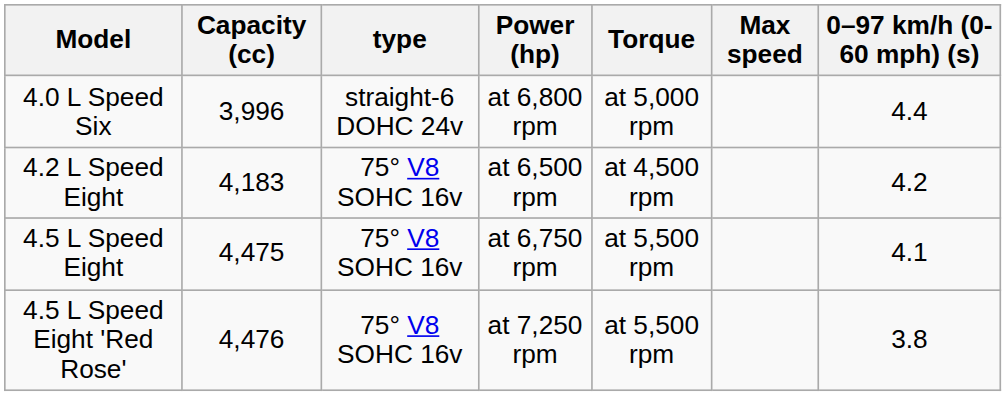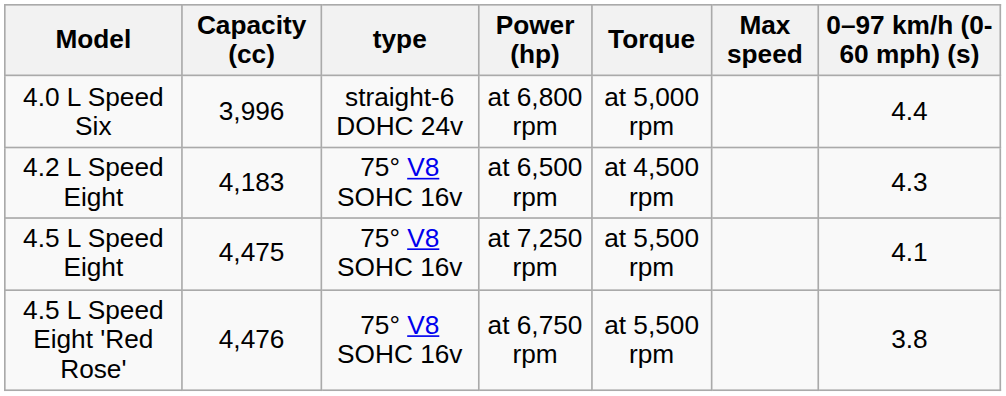(909, 182) 4.2 -> (909, 182) 4.3
(535, 253) at 6,750 rpm -> (535, 253) at 7,250 rpm
(535, 339) at 7,250 rpm -> (535, 339) at 6,750 rpm
